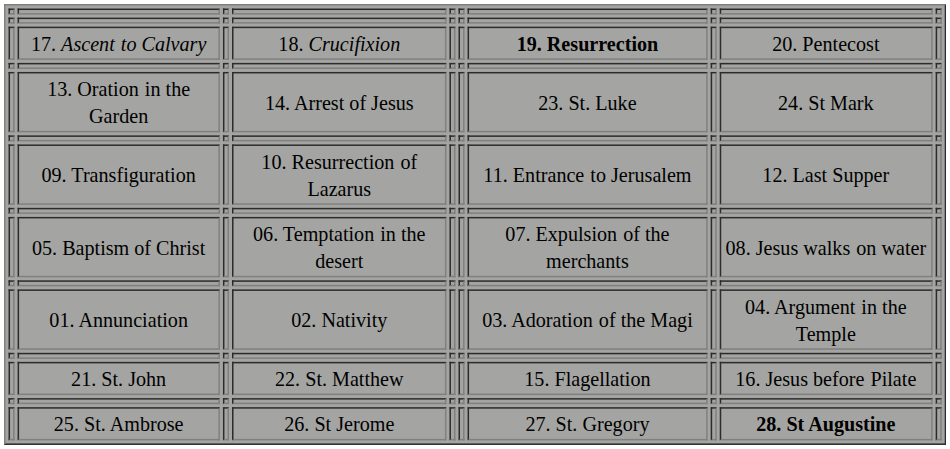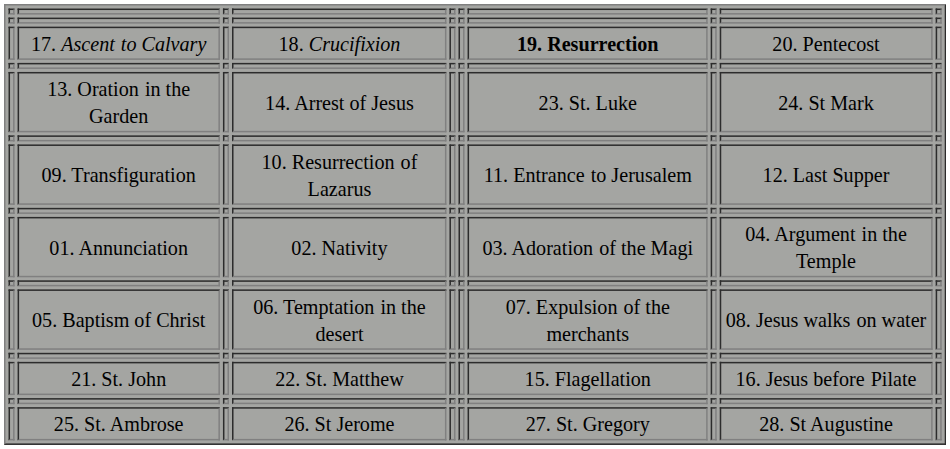rows swapped: (119, 248) <-> (119, 320)
(826, 423) bold -> (826, 425) normal
